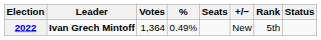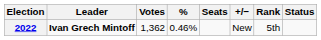(153, 27) 1,364 -> (153, 27) 1,362
(183, 27) 0.49% -> (183, 27) 0.46%
